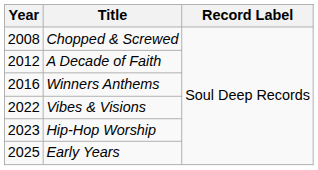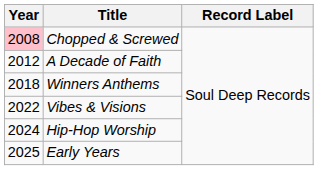(24, 38) no background -> (24, 38) pink background
(24, 84) 2016 -> (24, 84) 2018
(24, 130) 2023 -> (24, 130) 2024
